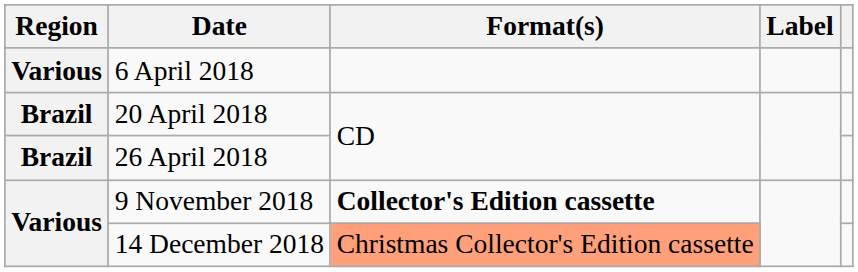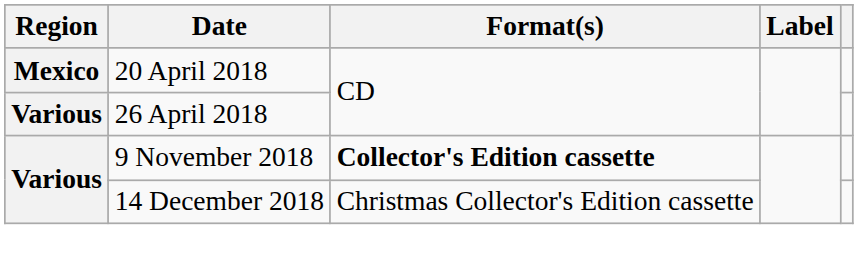- row: (184, 69)
(57, 113) Brazil -> (57, 69) Mexico
(57, 157) Brazil -> (57, 113) Various
(545, 244) lightsalmon background -> (545, 200) no background
